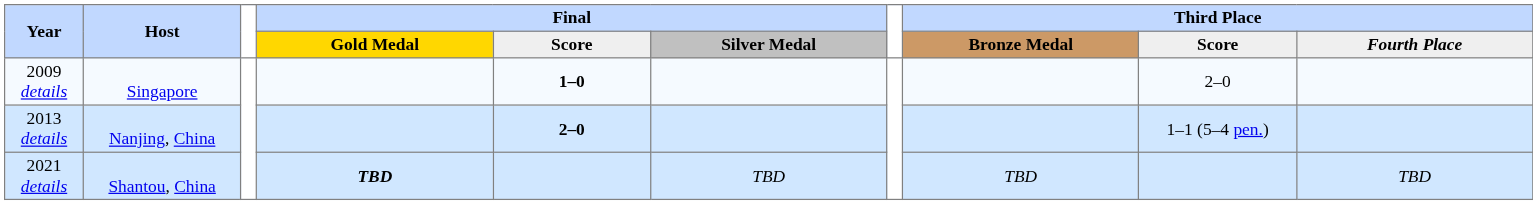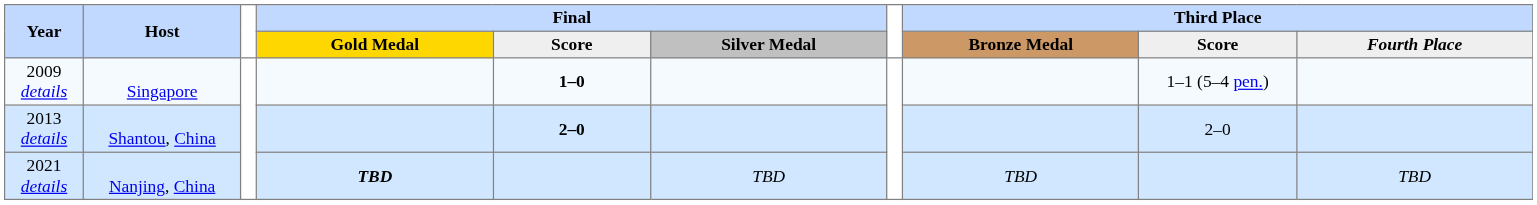(1218, 81) 2–0 -> (1218, 81) 1–1 (5–4 pen.)
(162, 138) Nanjing, China -> (162, 138) Shantou, China
(1218, 128) 1–1 (5–4 pen.) -> (1218, 128) 2–0
(162, 186) Shantou, China -> (162, 186) Nanjing, China
